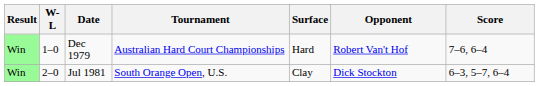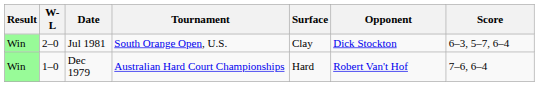rows swapped: (79, 49) <-> (87, 73)
